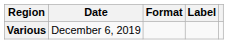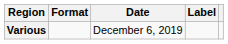columns swapped: (96, 13) <-> (164, 13)
